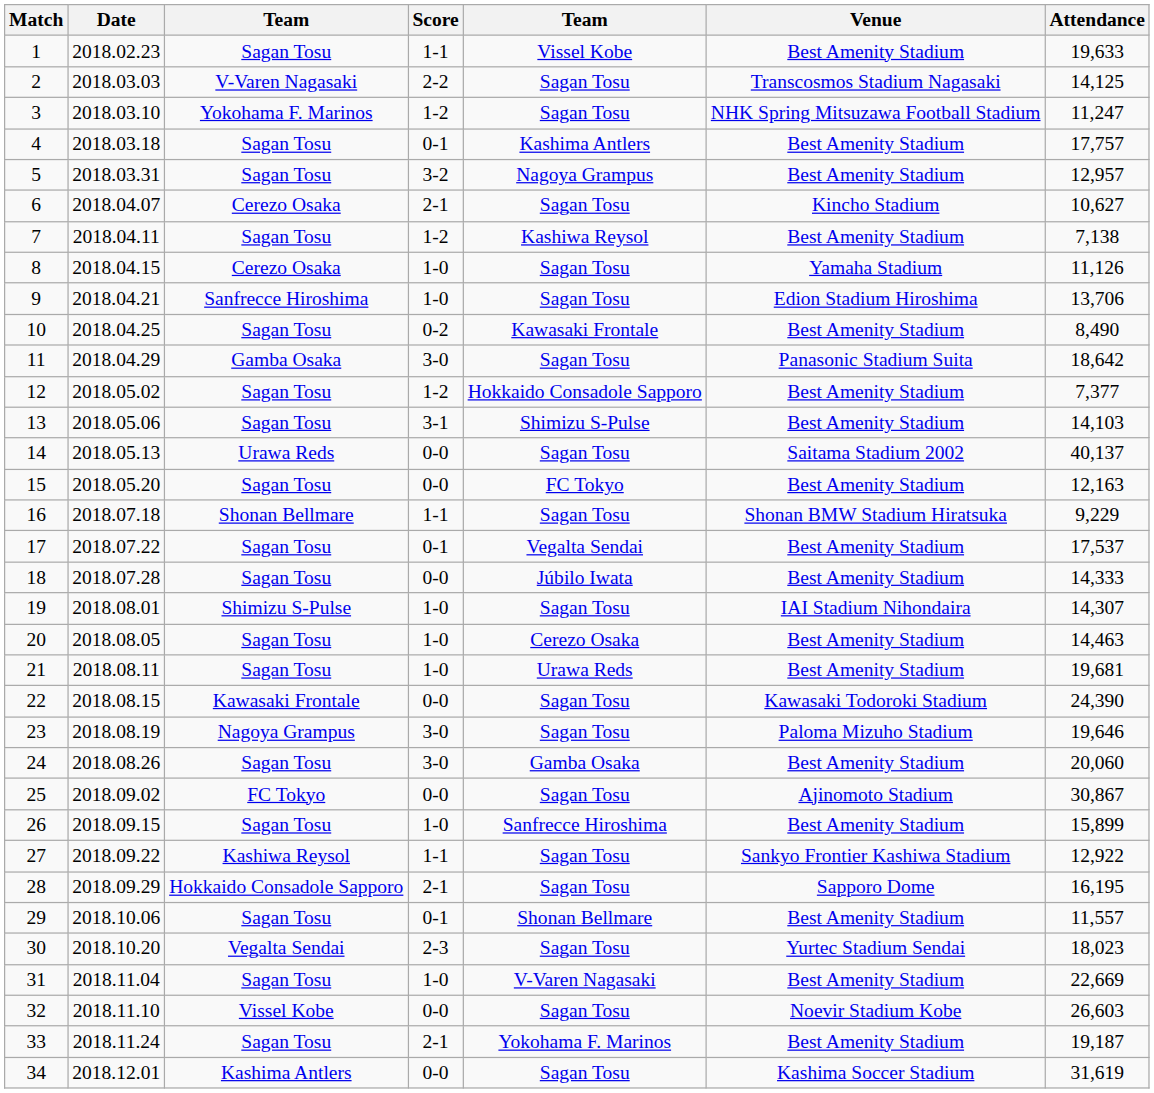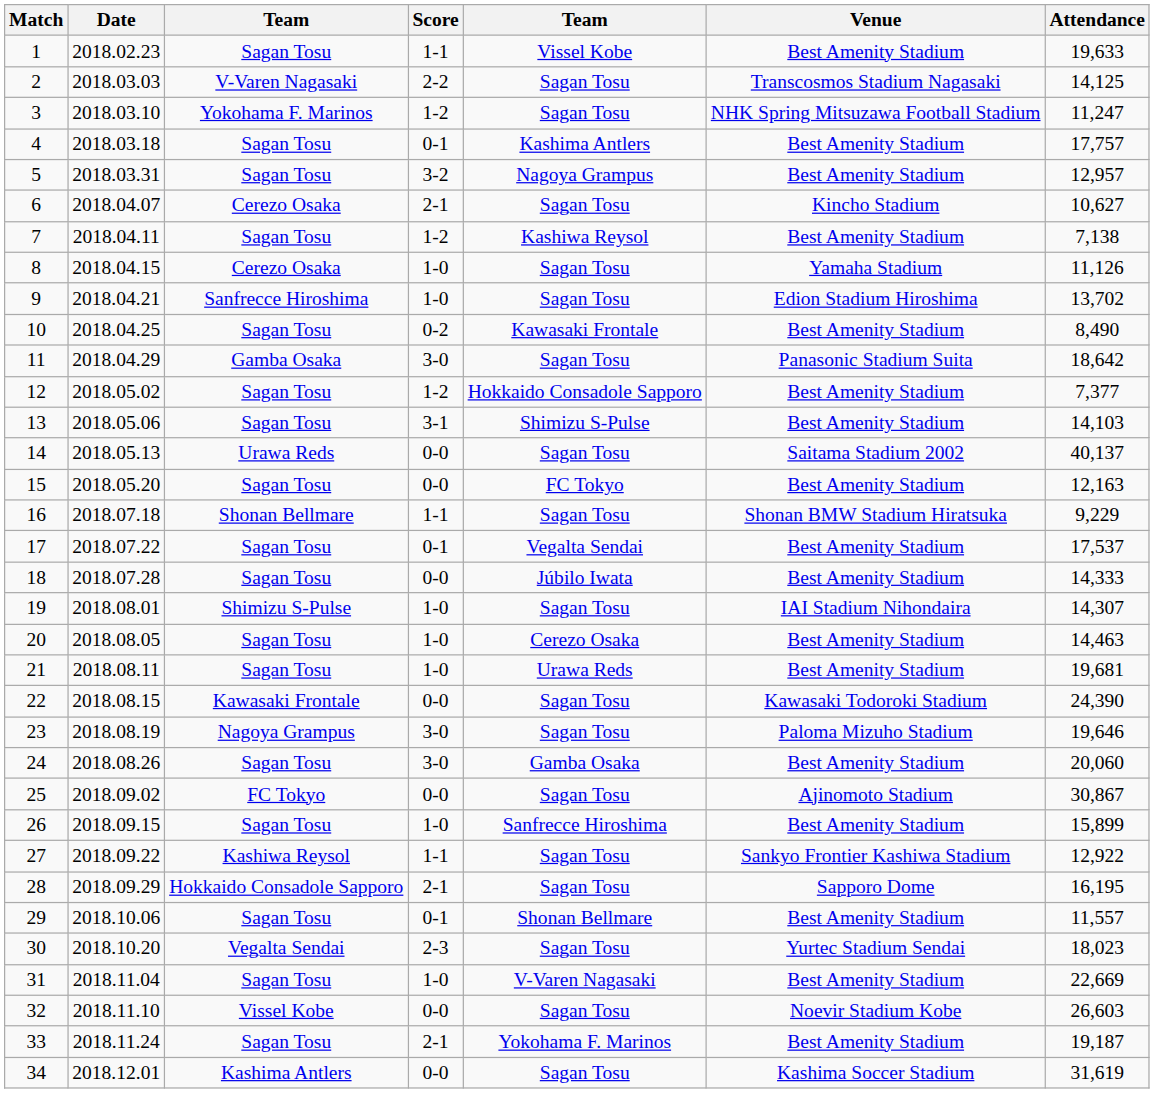(1097, 298) 13,706 -> (1097, 298) 13,702
